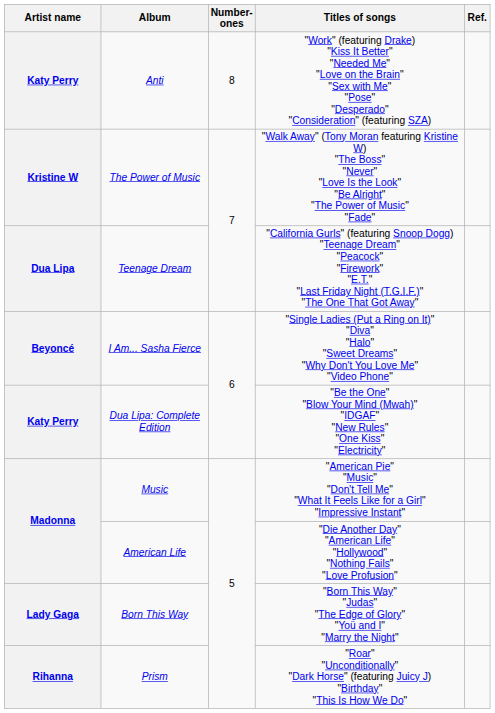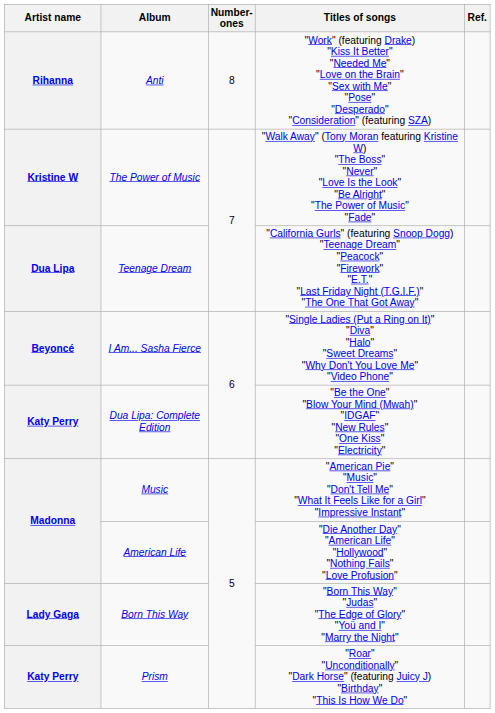(53, 80) Katy Perry -> (53, 80) Rihanna
(53, 677) Rihanna -> (53, 677) Katy Perry
